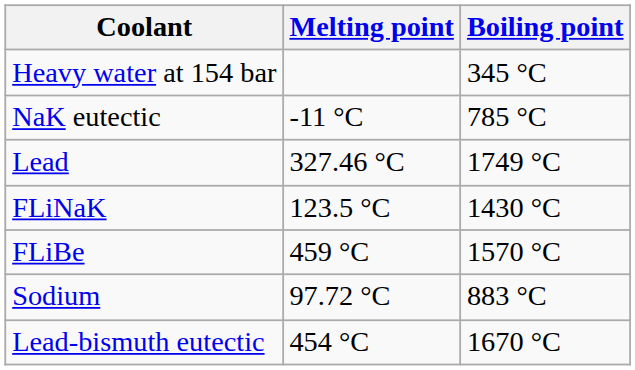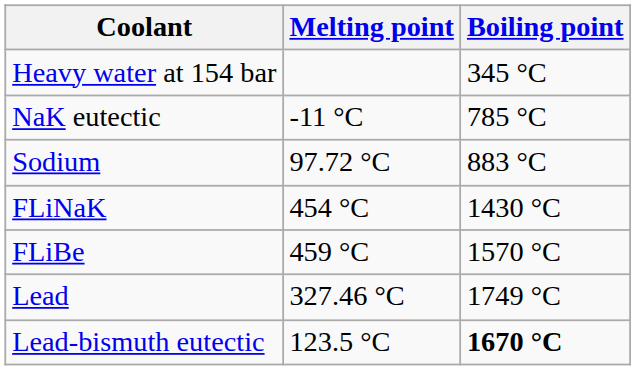rows swapped: (56, 296) <-> (40, 162)
(340, 206) 123.5 °C -> (329, 206) 454 °C
(329, 341) 454 °C -> (340, 341) 123.5 °C
(514, 341) normal -> (515, 341) bold
